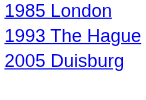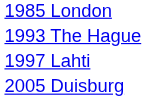+ row: (47, 61)
